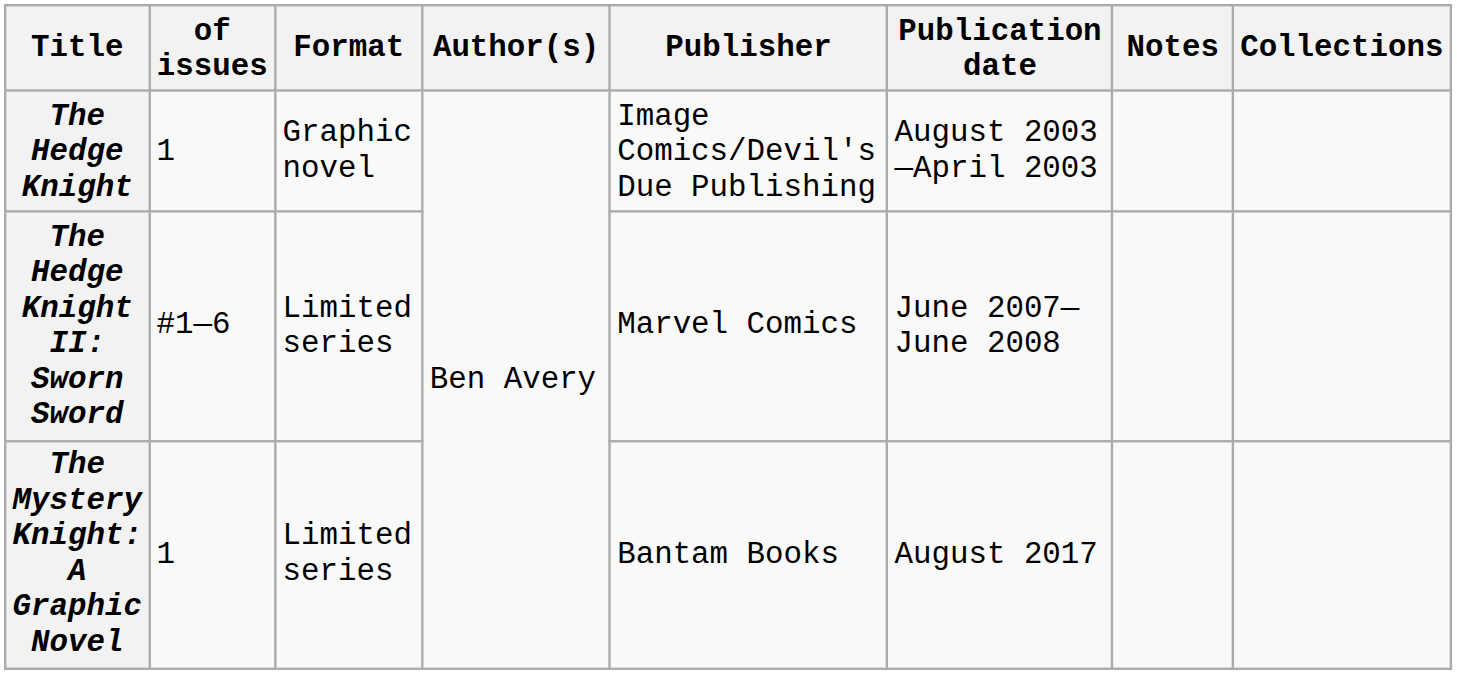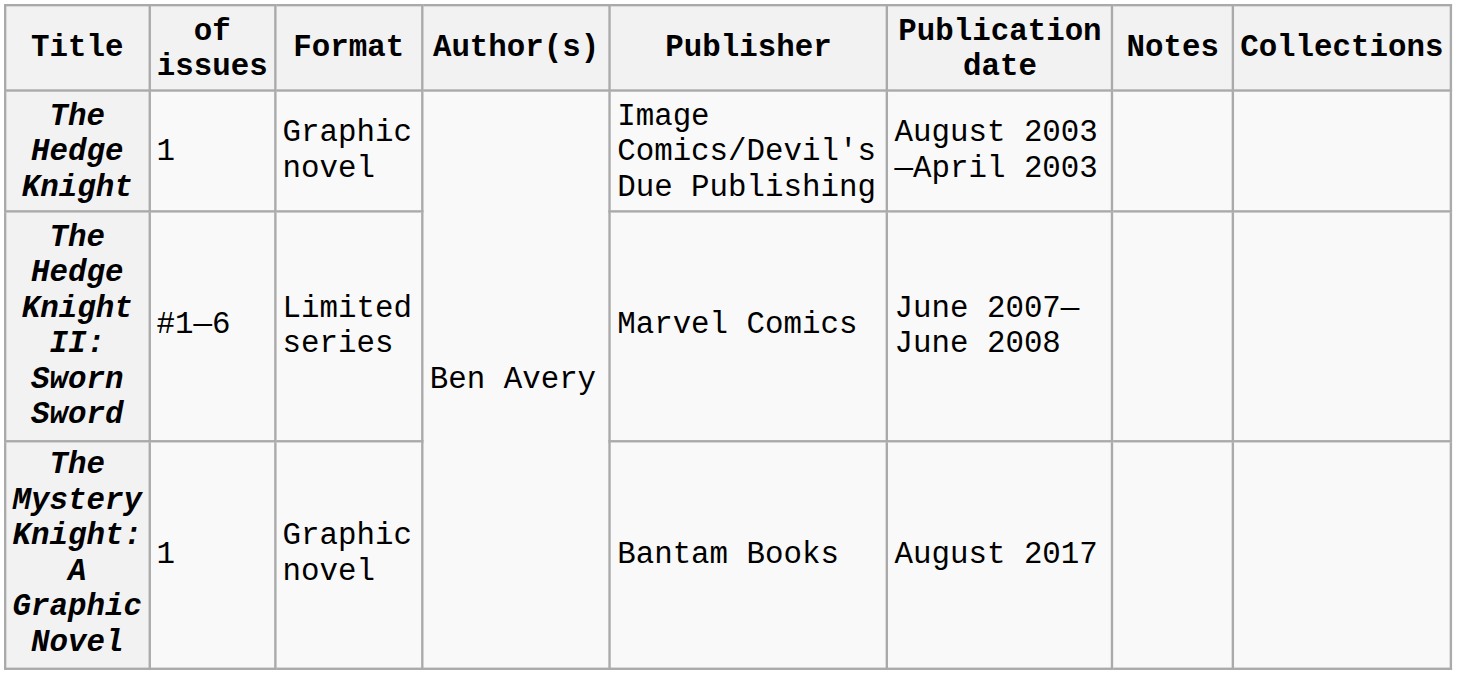(347, 554) Limited series -> (347, 554) Graphic novel
